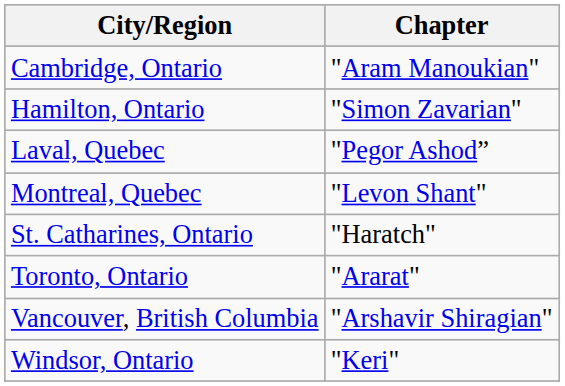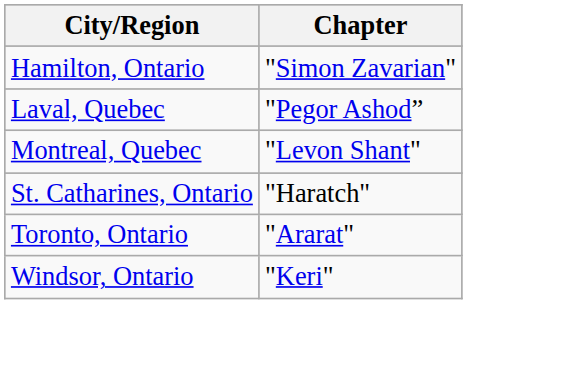- row: (116, 67)
- row: (165, 318)
